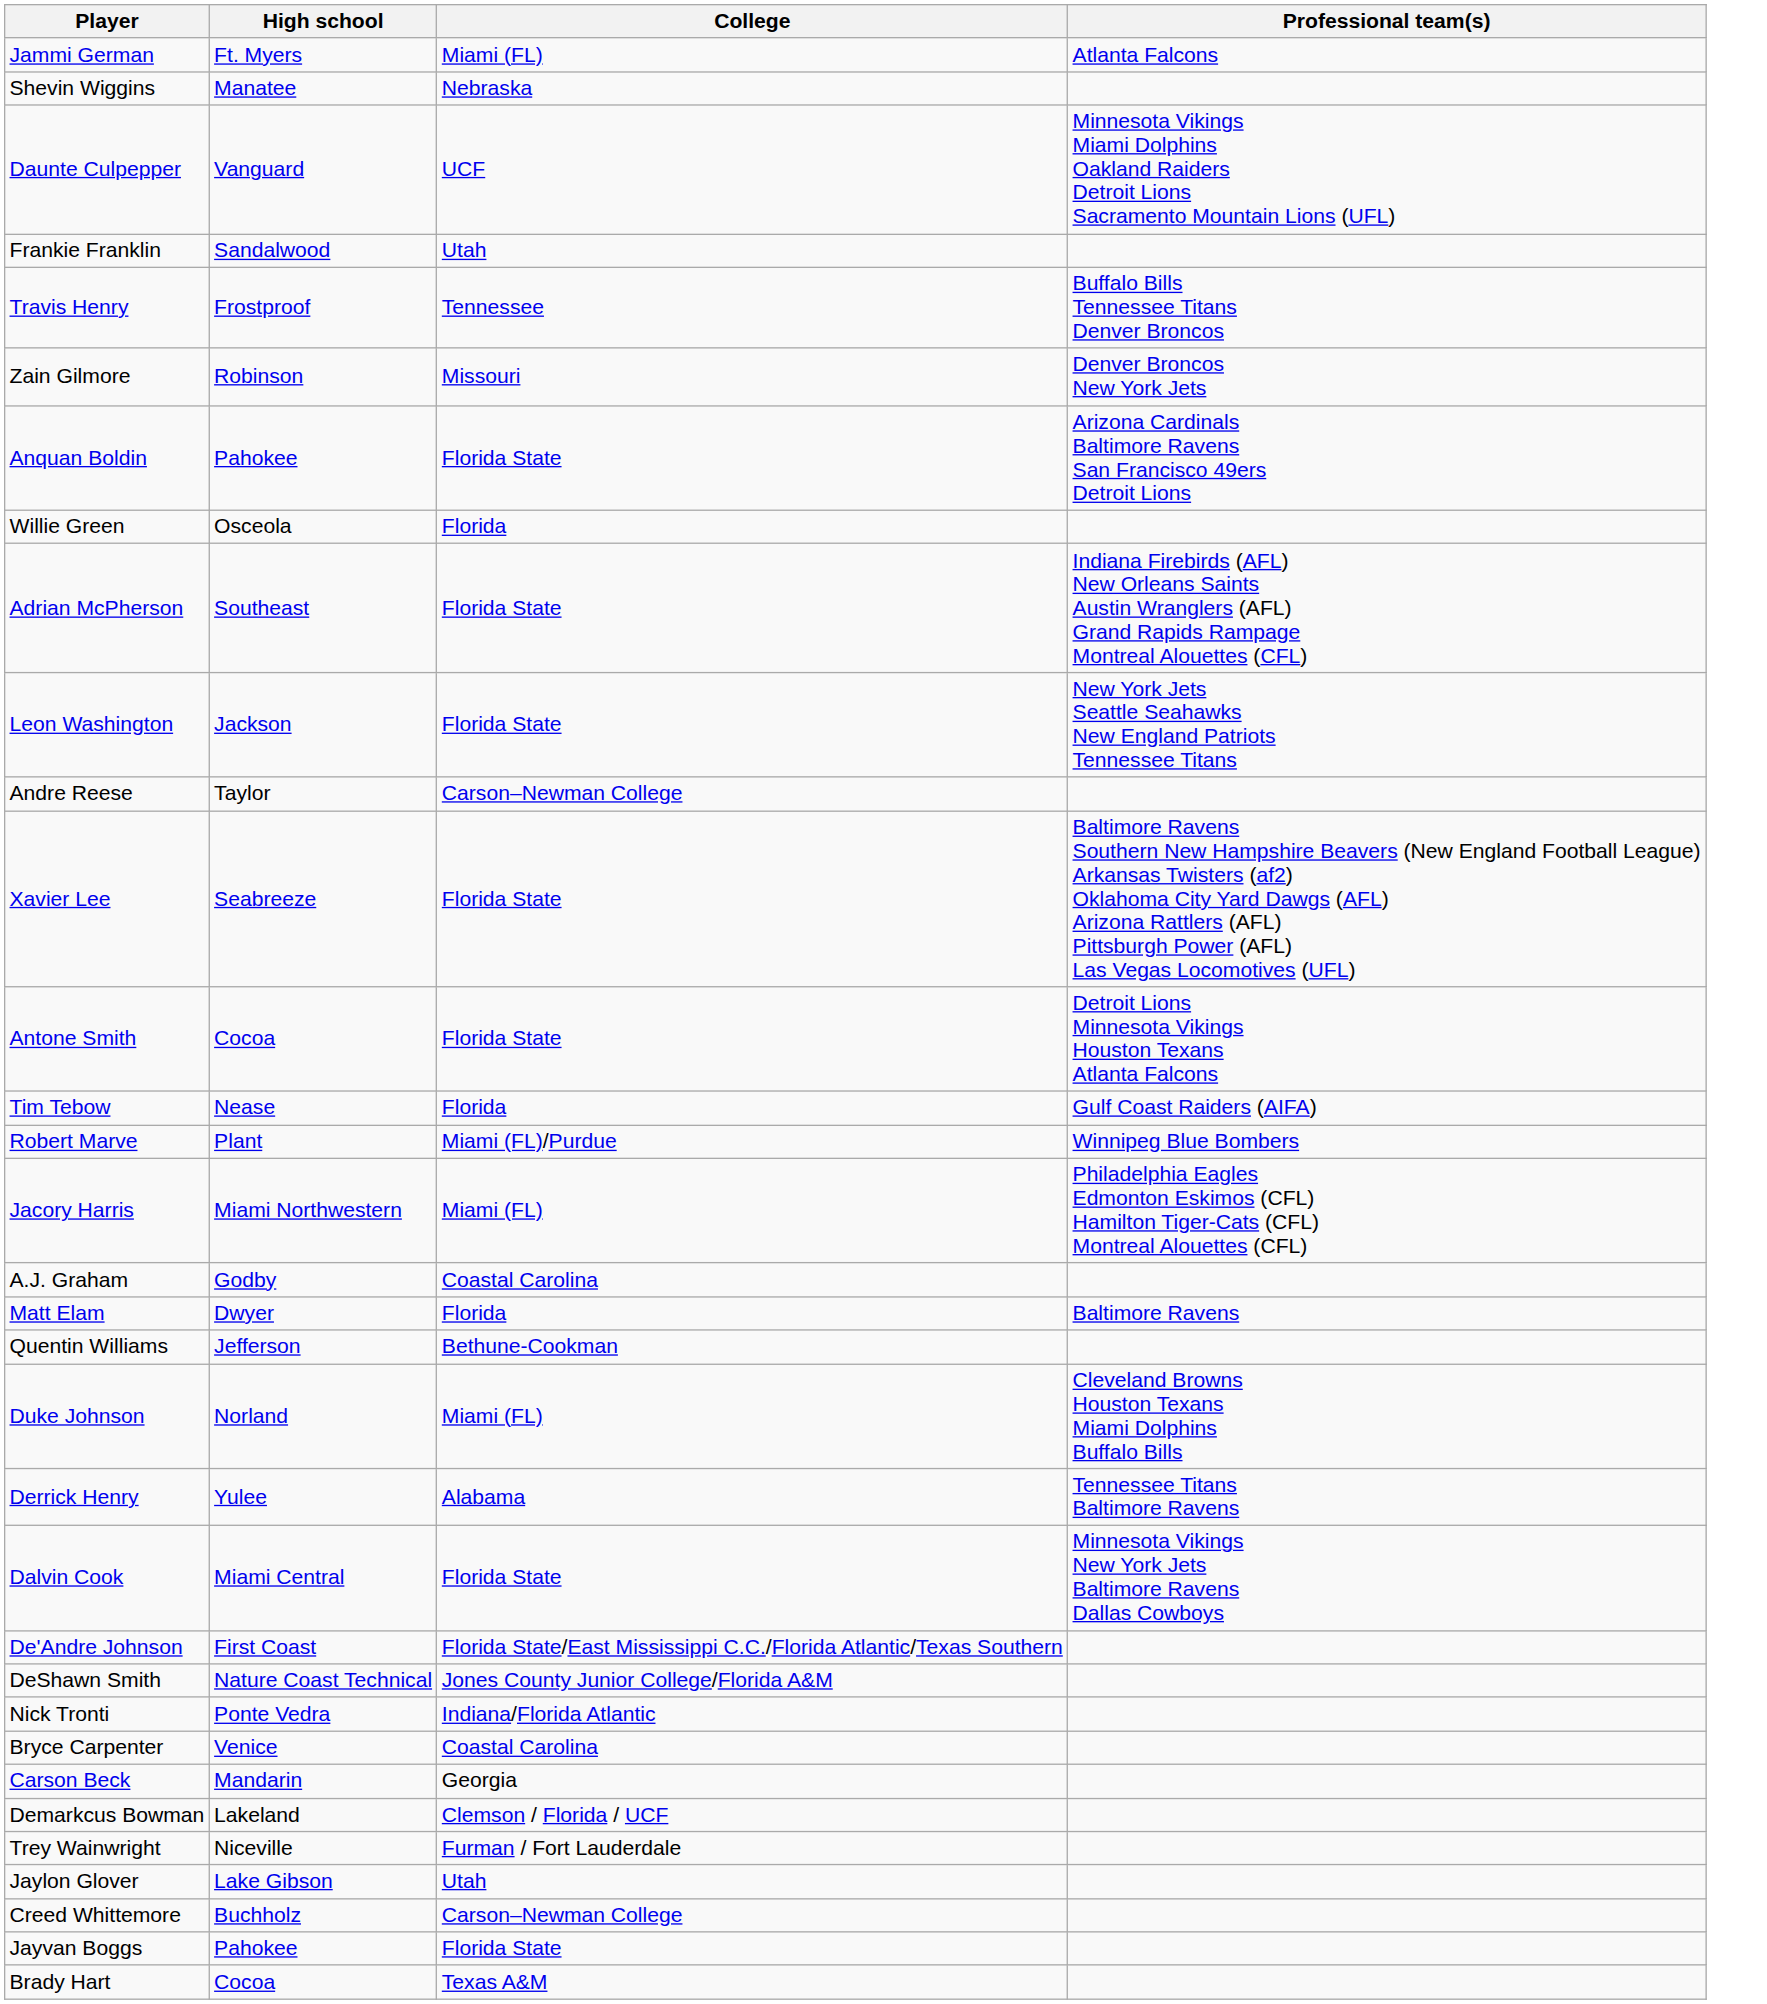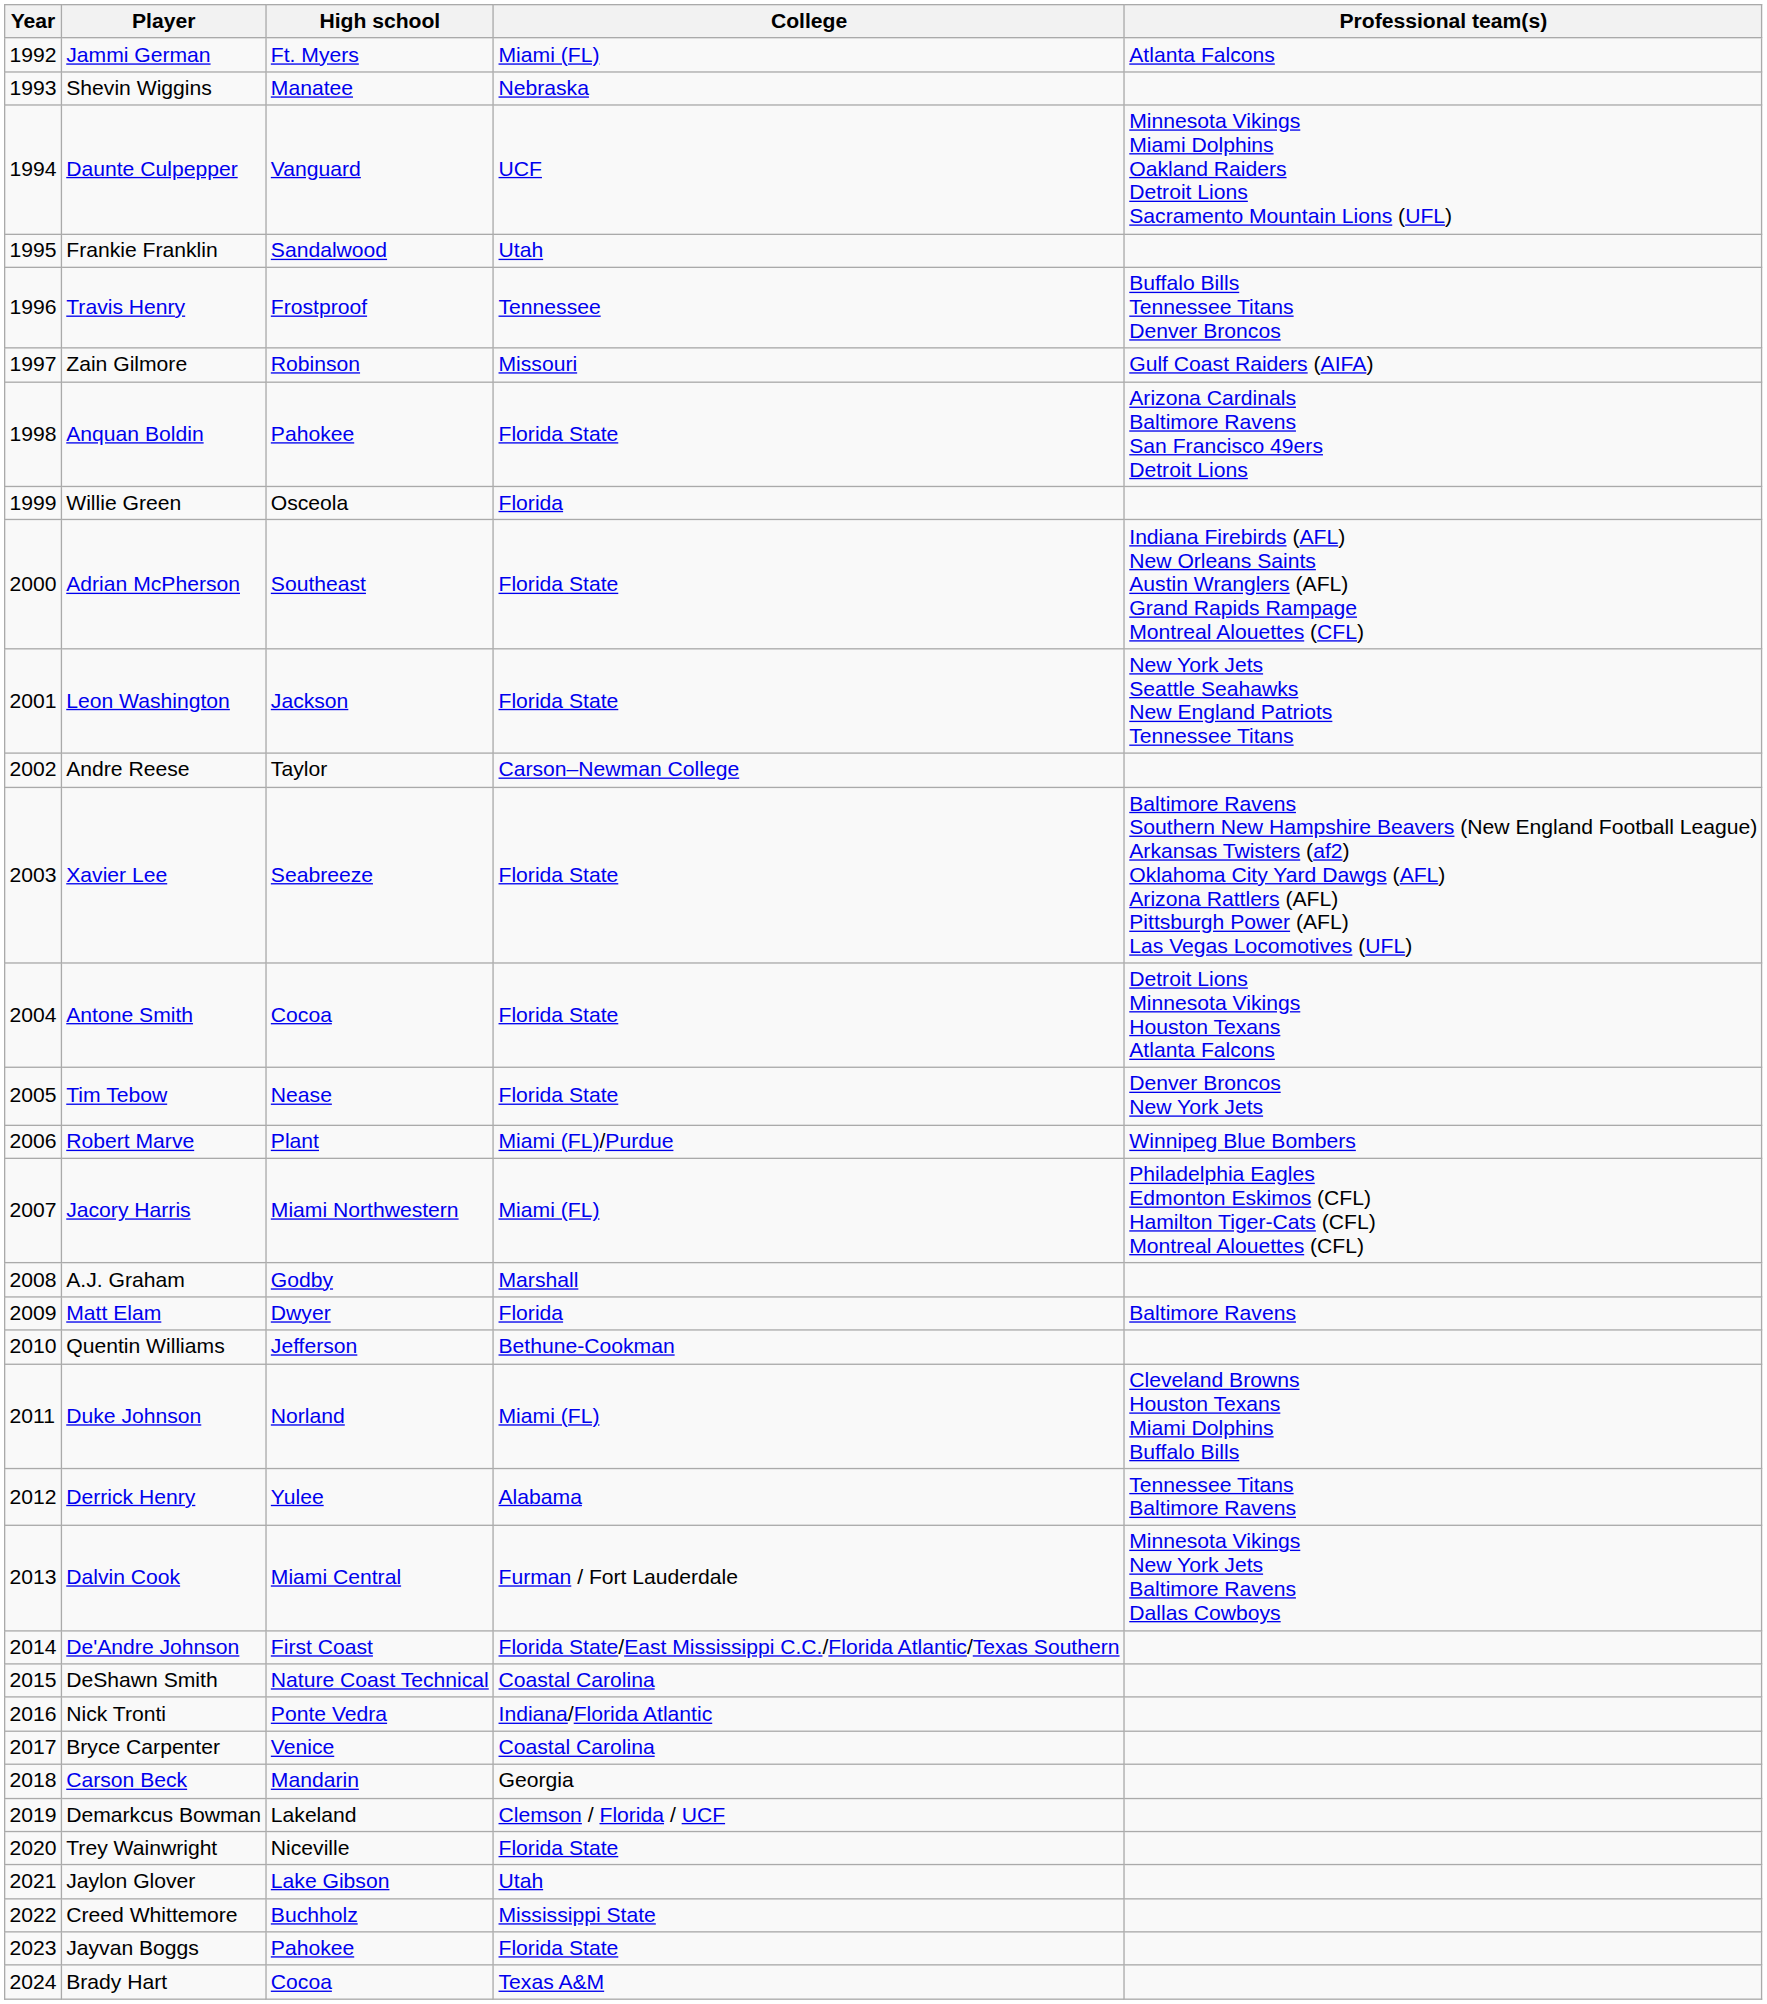+ column: (33, 21)
(1148, 376) Denver Broncos New York Jets -> (1251, 364) Gulf Coast Raiders (AIFA)
(474, 1107) Florida -> (558, 1096) Florida State
(1195, 1107) Gulf Coast Raiders (AIFA) -> (1205, 1096) Denver Broncos New York Jets
(520, 1279) Coastal Carolina -> (538, 1279) Marshall
(502, 1577) Florida State -> (618, 1577) Furman / Fort Lauderdale
(637, 1680) Jones County Junior College/Florida A&M -> (577, 1680) Coastal Carolina
(562, 1847) Furman / Fort Lauderdale -> (558, 1847) Florida State
(562, 1914) Carson–Newman College -> (577, 1914) Mississippi State
